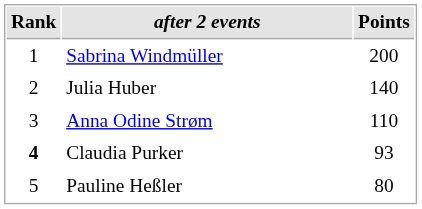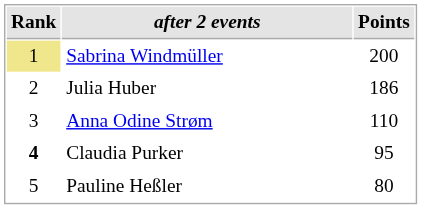(34, 55) no background -> (34, 55) khaki background
(384, 88) 140 -> (384, 88) 186
(384, 153) 93 -> (384, 153) 95
